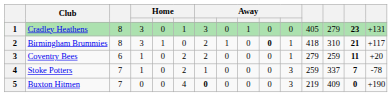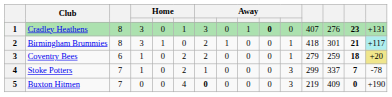(270, 28) normal -> (270, 28) bold
(312, 28) 405 -> (312, 28) 407
(334, 28) 279 -> (334, 28) 276
(270, 42) bold -> (270, 42) normal
(334, 42) 310 -> (334, 42) 301
(376, 42) no background -> (376, 42) paleturquoise background
(355, 56) 11 -> (355, 56) 18
(376, 56) no background -> (376, 56) khaki background
(312, 70) 259 -> (312, 70) 299
